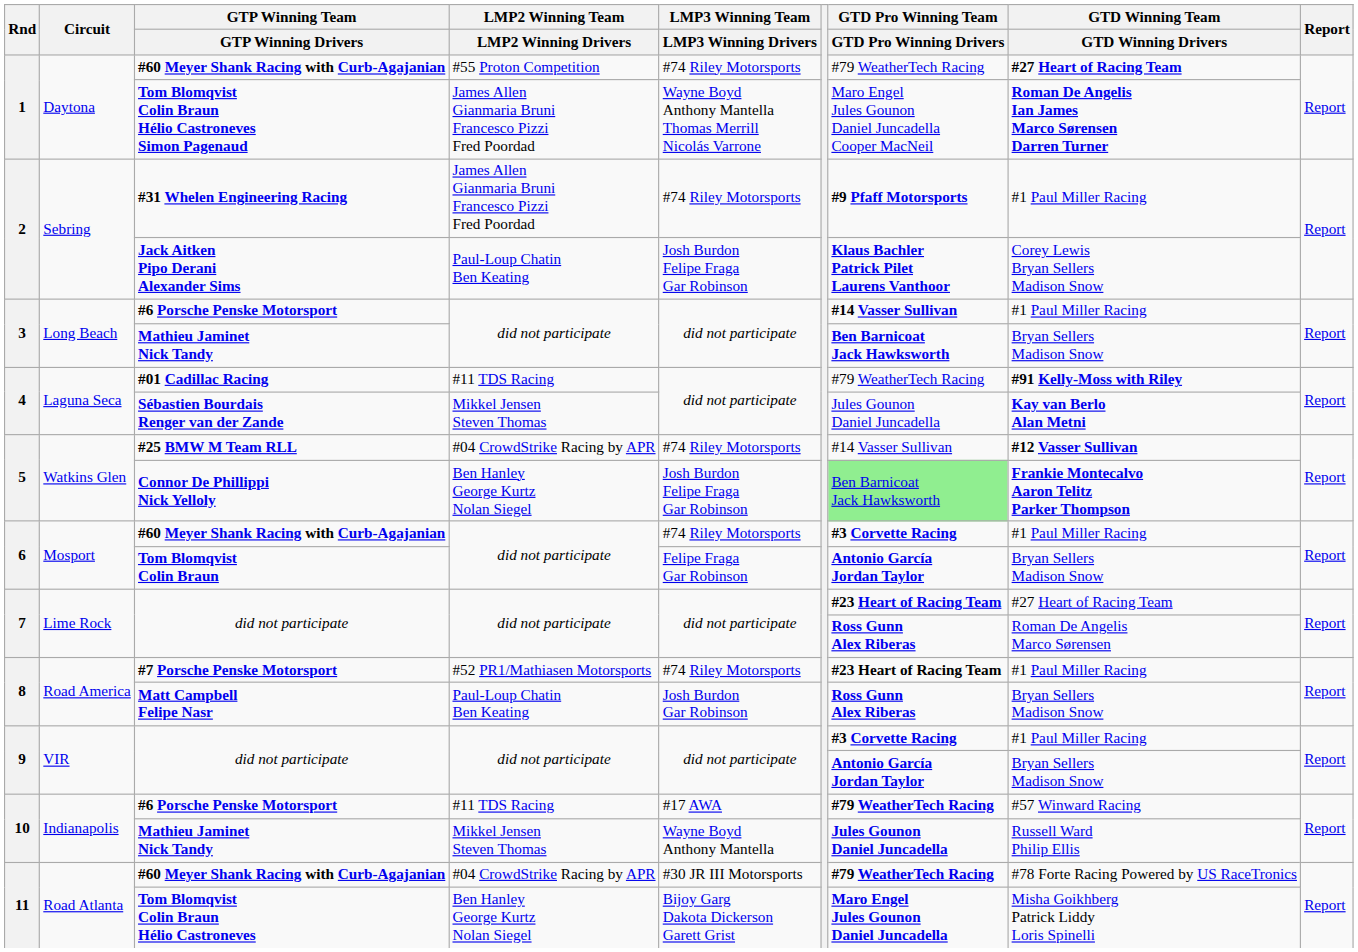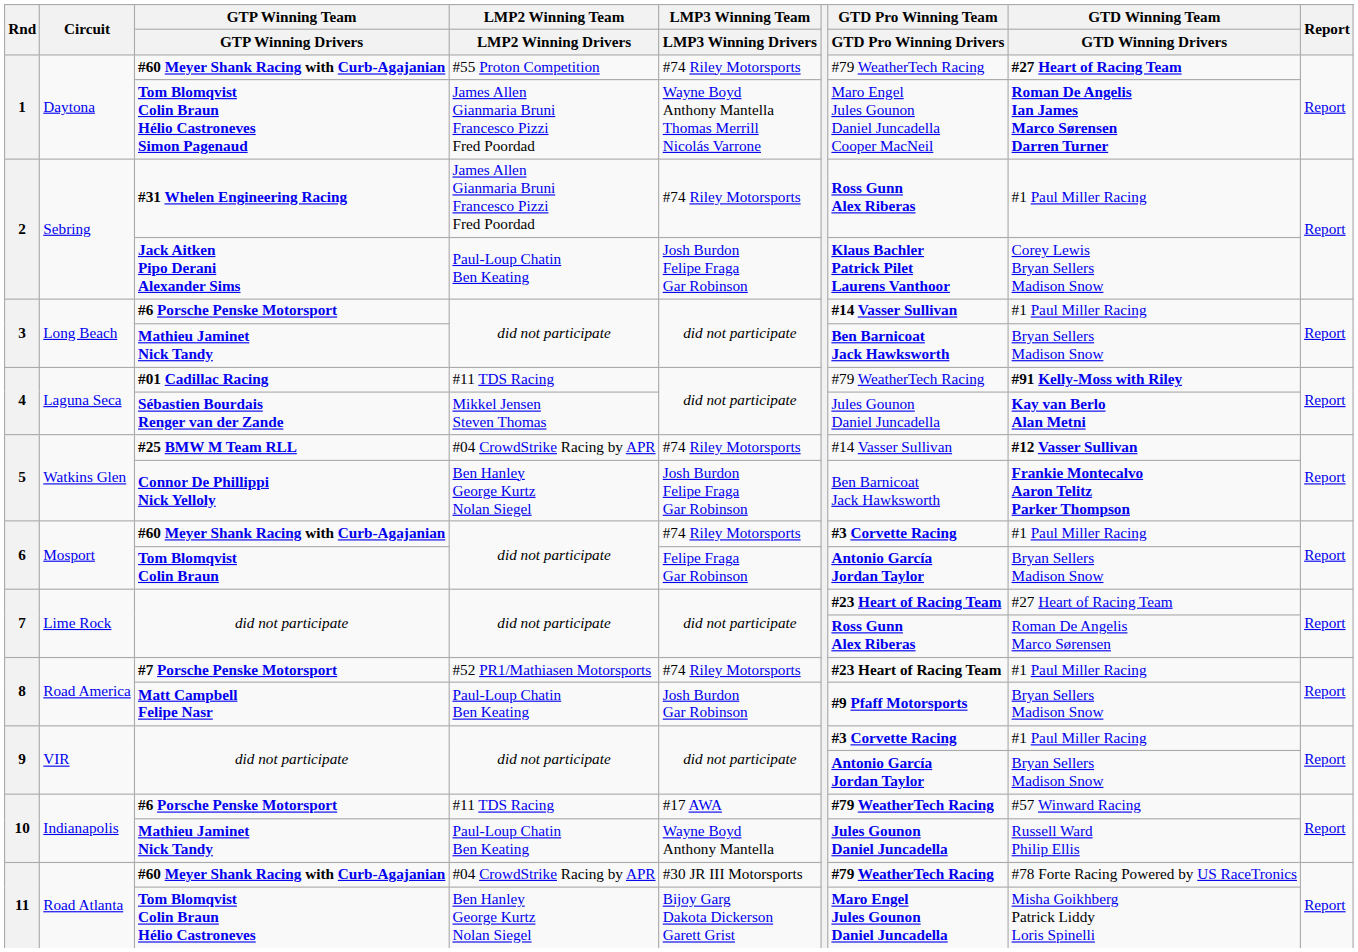(899, 197) #9 Pfaff Motorsports -> (873, 197) Ross Gunn Alex Riberas
(886, 490) lightgreen background -> (886, 490) no background
(873, 703) Ross Gunn Alex Riberas -> (899, 703) #9 Pfaff Motorsports
(500, 840) Mikkel Jensen Steven Thomas -> (507, 840) Paul-Loup Chatin Ben Keating
